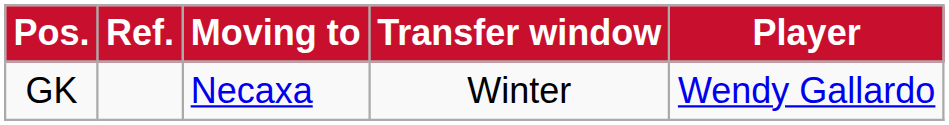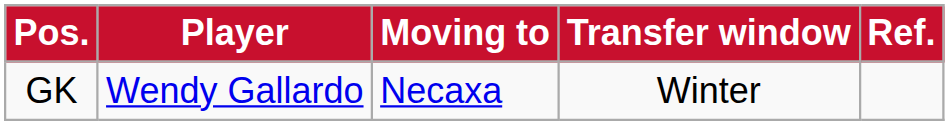columns swapped: (807, 33) <-> (140, 33)
